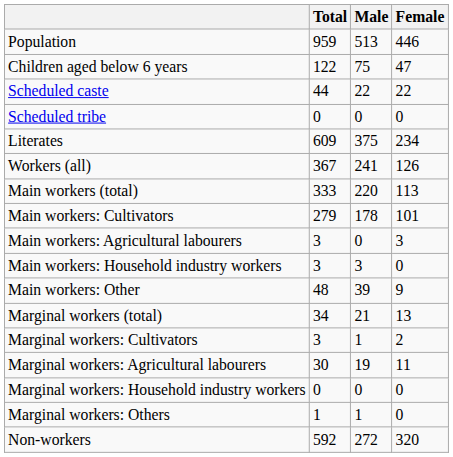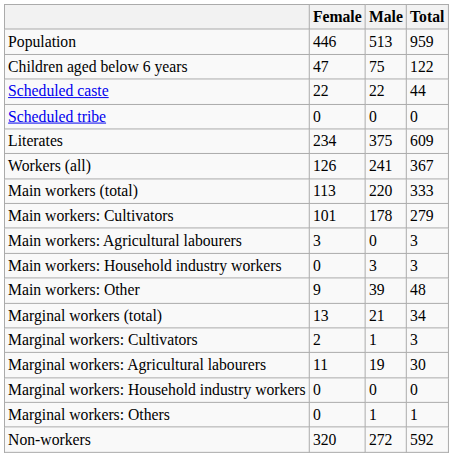columns swapped: (330, 16) <-> (420, 16)
